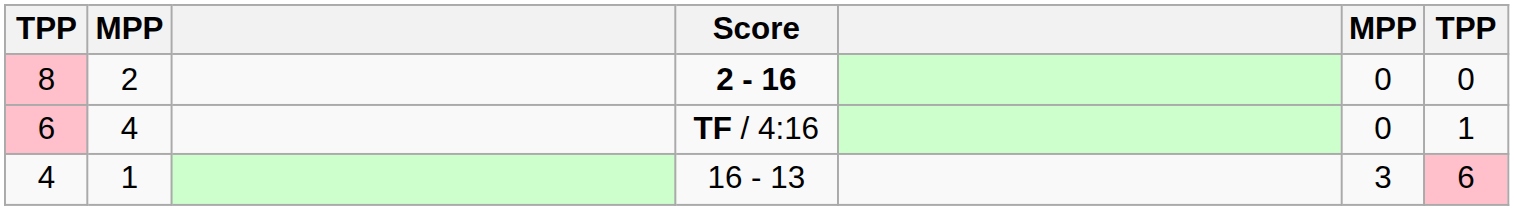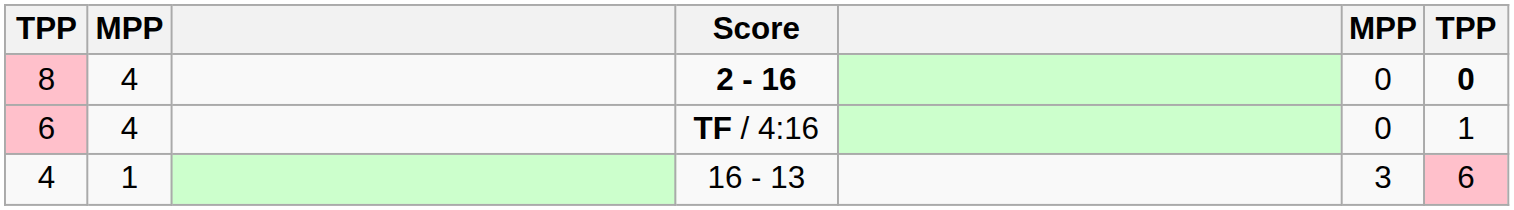(130, 79) 2 -> (130, 79) 4
(1466, 79) normal -> (1466, 79) bold
